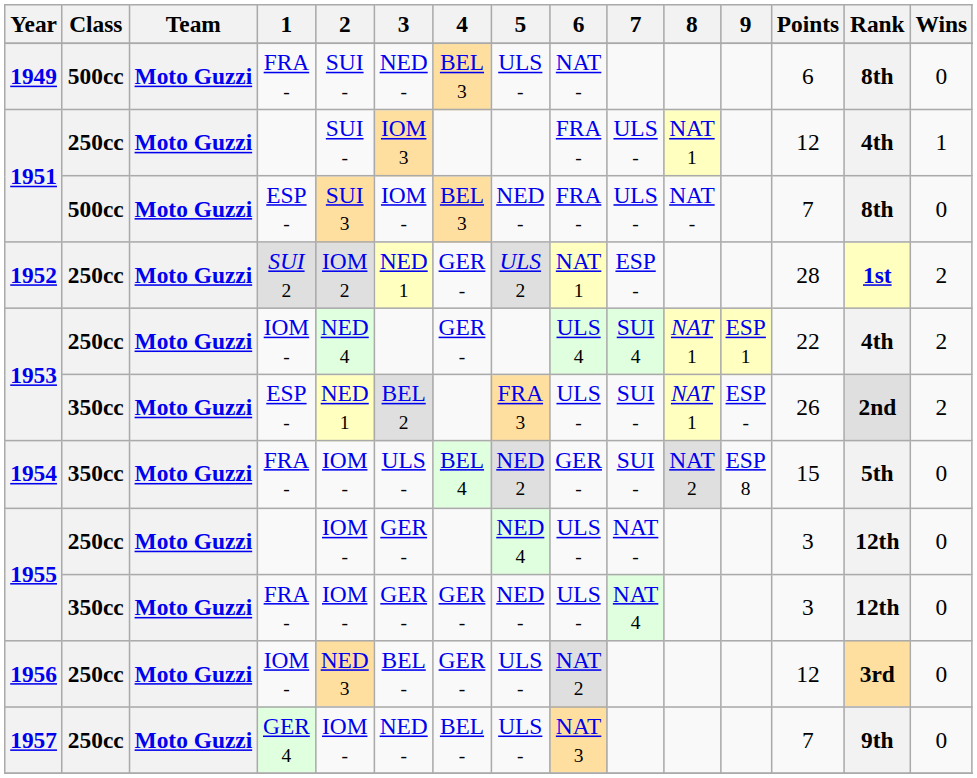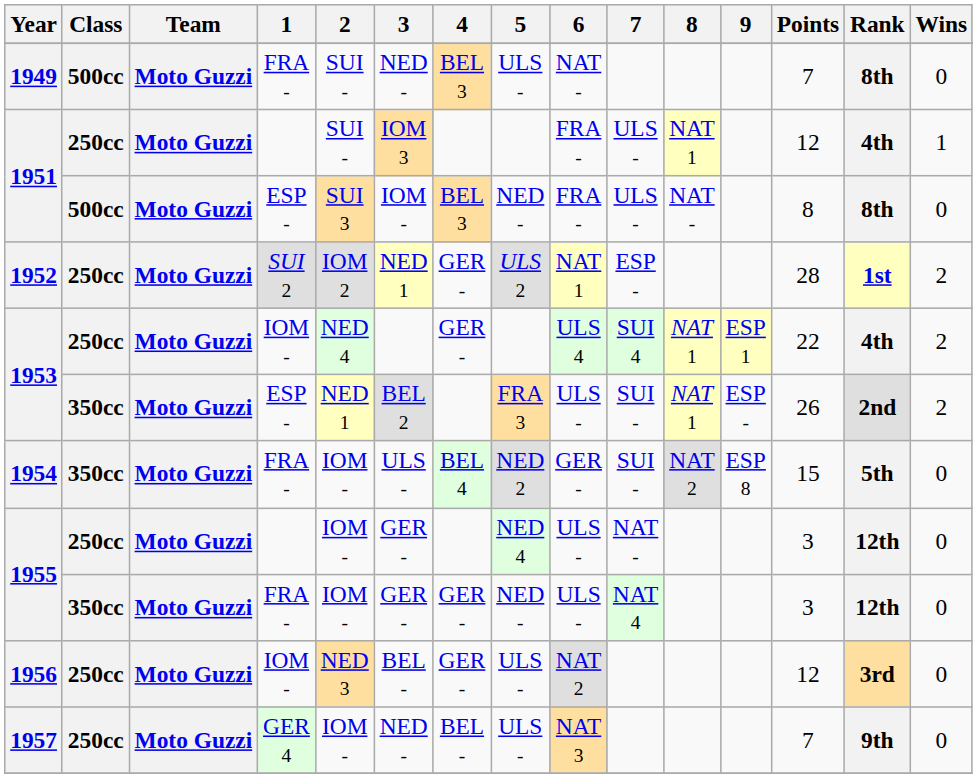(808, 76) 6 -> (808, 76) 7
(808, 209) 7 -> (808, 209) 8
